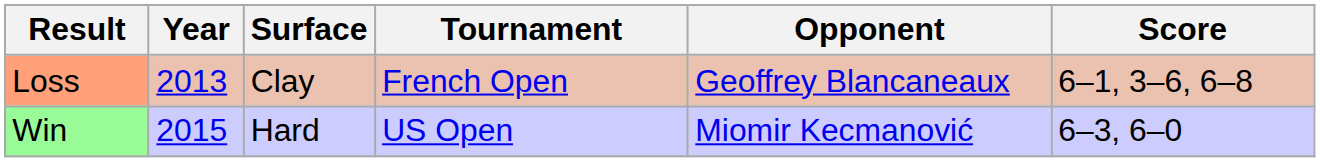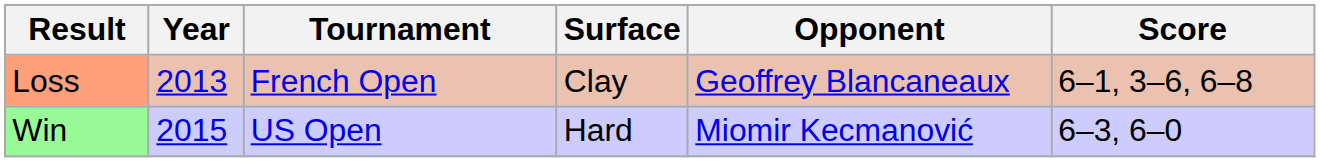columns swapped: (531, 29) <-> (309, 29)
